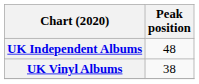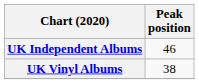(169, 48) 48 -> (169, 48) 46
